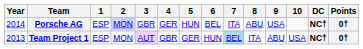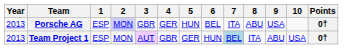- column: (318, 11)
(16, 24) 2014 -> (16, 24) 2013
